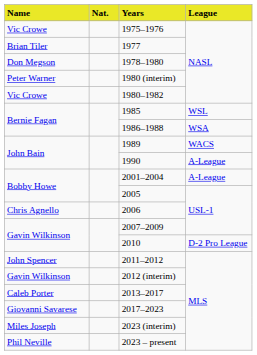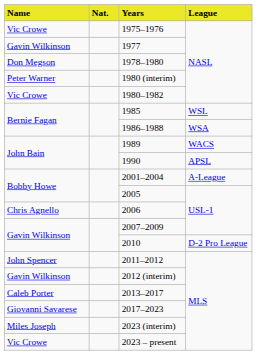(27, 45) Brian Tiler -> (39, 45) Gavin Wilkinson
(207, 161) A-League -> (200, 161) APSL
(29, 342) Phil Neville -> (27, 342) Vic Crowe
